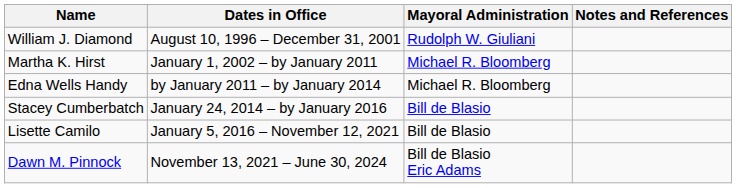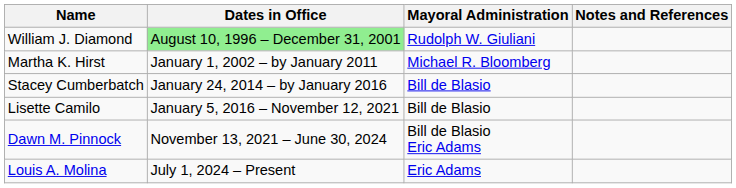(276, 39) no background -> (276, 39) lightgreen background
- row: (68, 85)
+ row: (57, 170)
